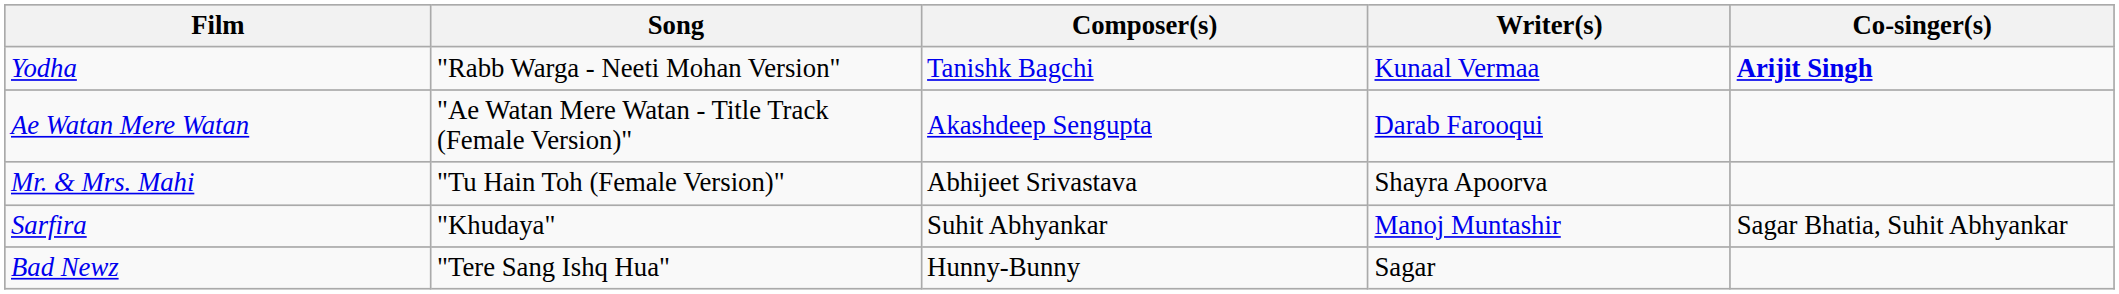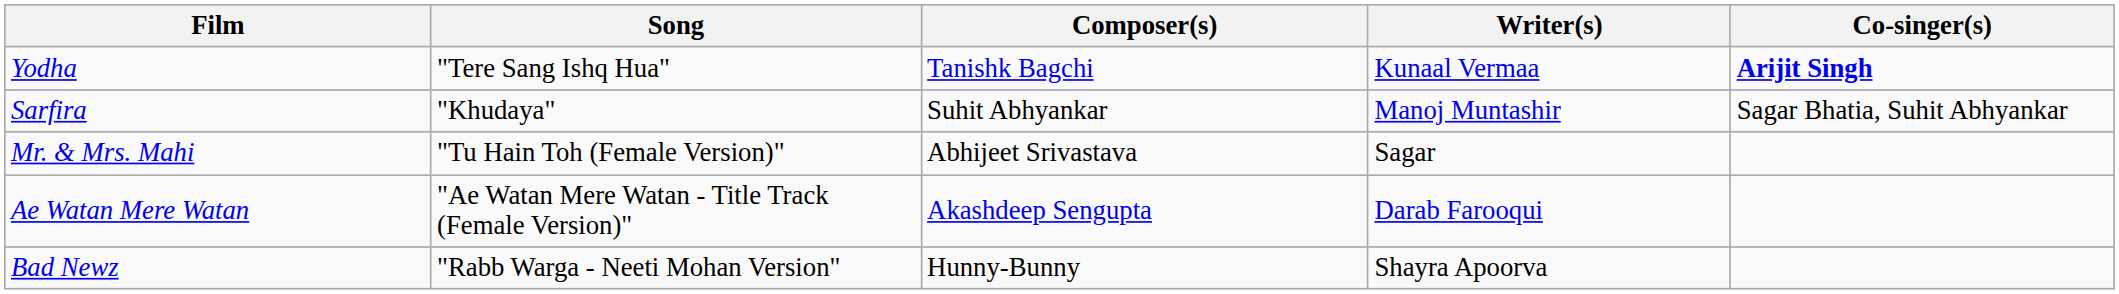(639, 68) "Rabb Warga - Neeti Mohan Version" -> (554, 68) "Tere Sang Ishq Hua"
rows swapped: (130, 125) <-> (49, 225)
(1461, 182) Shayra Apoorva -> (1405, 152) Sagar
(554, 267) "Tere Sang Ishq Hua" -> (639, 267) "Rabb Warga - Neeti Mohan Version"
(1405, 267) Sagar -> (1461, 267) Shayra Apoorva
